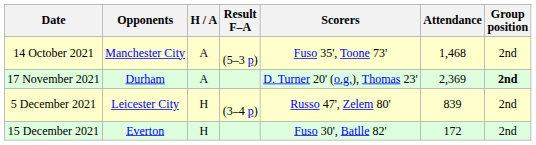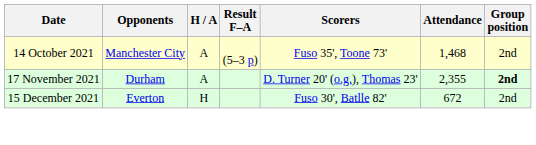(453, 79) 2,369 -> (453, 79) 2,355
- row: (53, 104)
(453, 130) 172 -> (453, 98) 672
